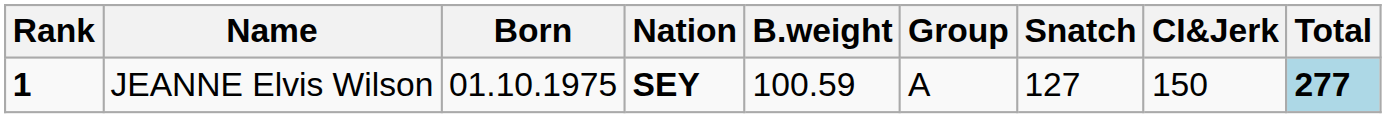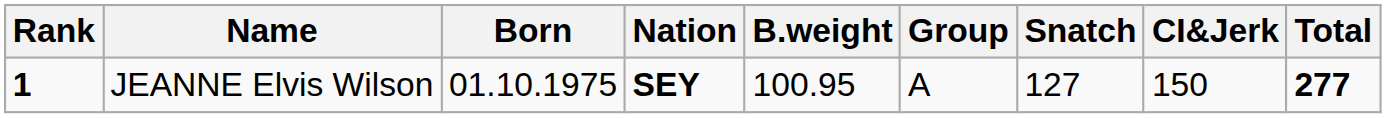(804, 84) 100.59 -> (804, 84) 100.95
(1322, 84) lightblue background -> (1322, 84) no background
